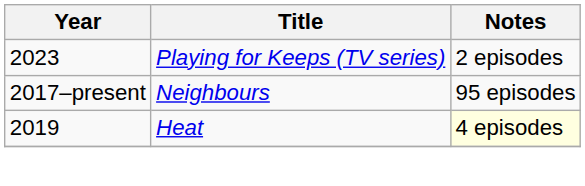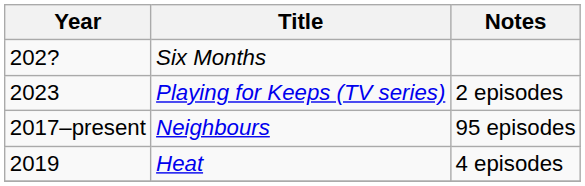+ row: (211, 57)
(509, 127) lightyellow background -> (509, 163) no background
